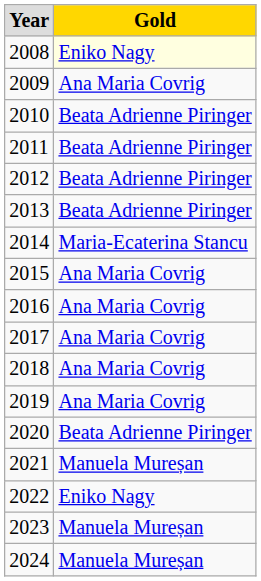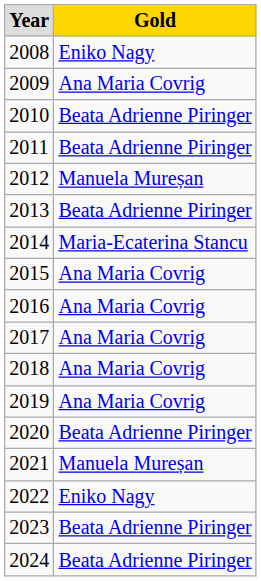(106, 52) lightyellow background -> (106, 52) no background
(155, 178) Beata Adrienne Piringer -> (131, 178) Manuela Mureșan
(131, 527) Manuela Mureșan -> (155, 527) Beata Adrienne Piringer
(131, 559) Manuela Mureșan -> (155, 559) Beata Adrienne Piringer
